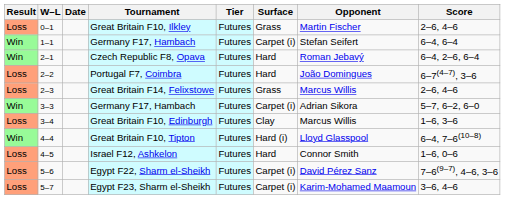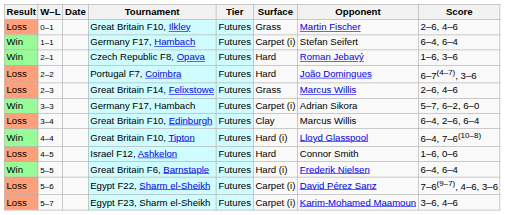(450, 57) 6–4, 2–6, 6–4 -> (439, 57) 1–6, 3–6
(439, 121) 1–6, 3–6 -> (450, 121) 6–4, 2–6, 6–4
+ row: (47, 170)
